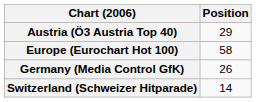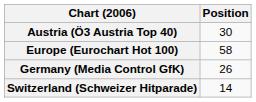(226, 32) 29 -> (226, 32) 30
